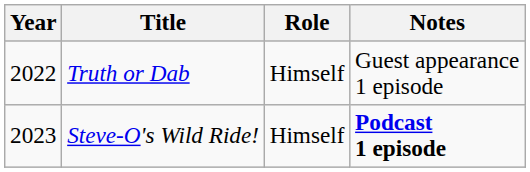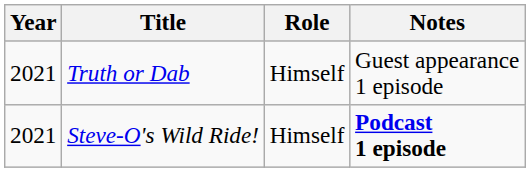(33, 72) 2022 -> (33, 72) 2021
(33, 135) 2023 -> (33, 135) 2021
